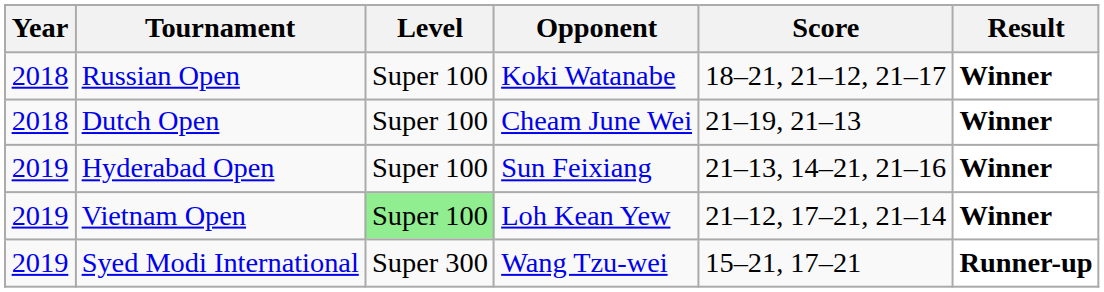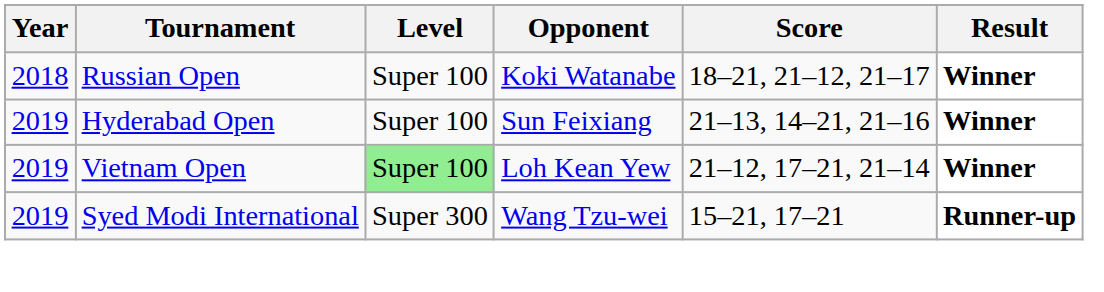- row: (151, 121)
